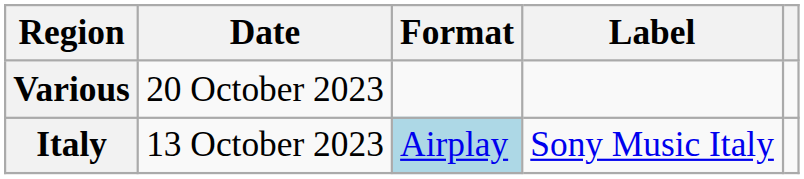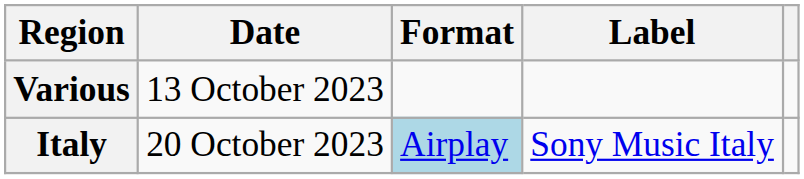(265, 88) 20 October 2023 -> (265, 88) 13 October 2023
(265, 144) 13 October 2023 -> (265, 144) 20 October 2023
